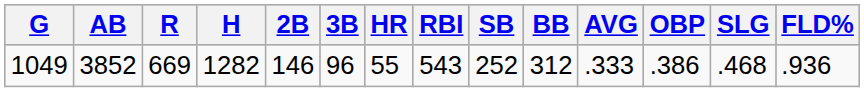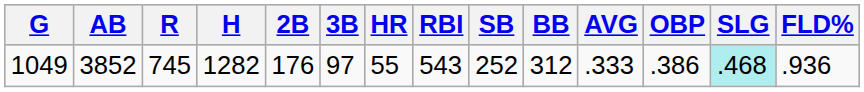(170, 65) 669 -> (170, 65) 745
(293, 65) 146 -> (293, 65) 176
(340, 65) 96 -> (340, 65) 97
(742, 65) no background -> (742, 65) paleturquoise background
